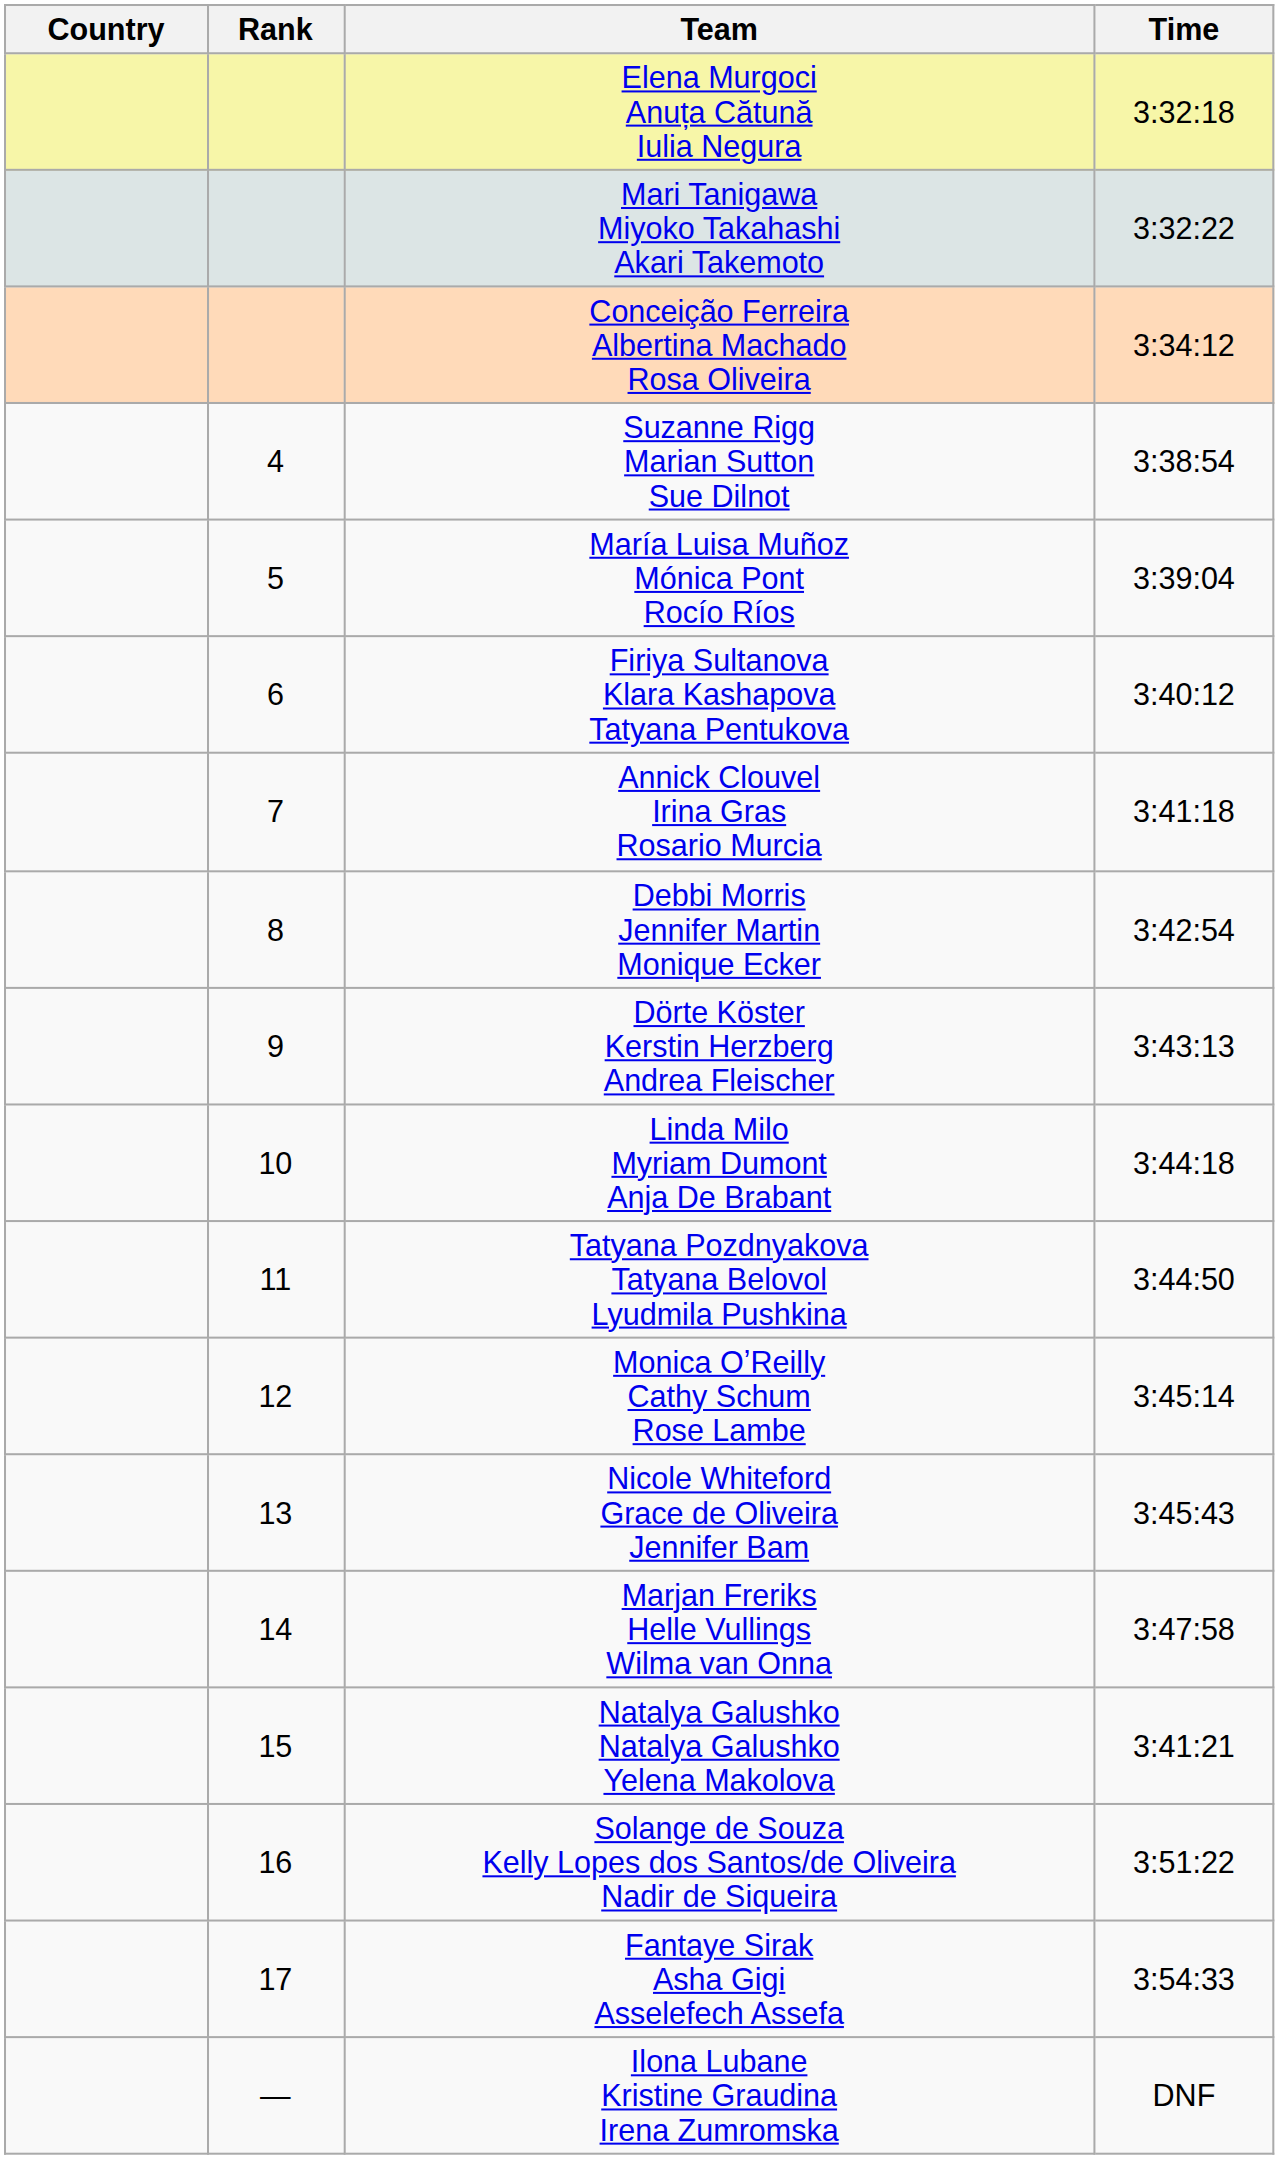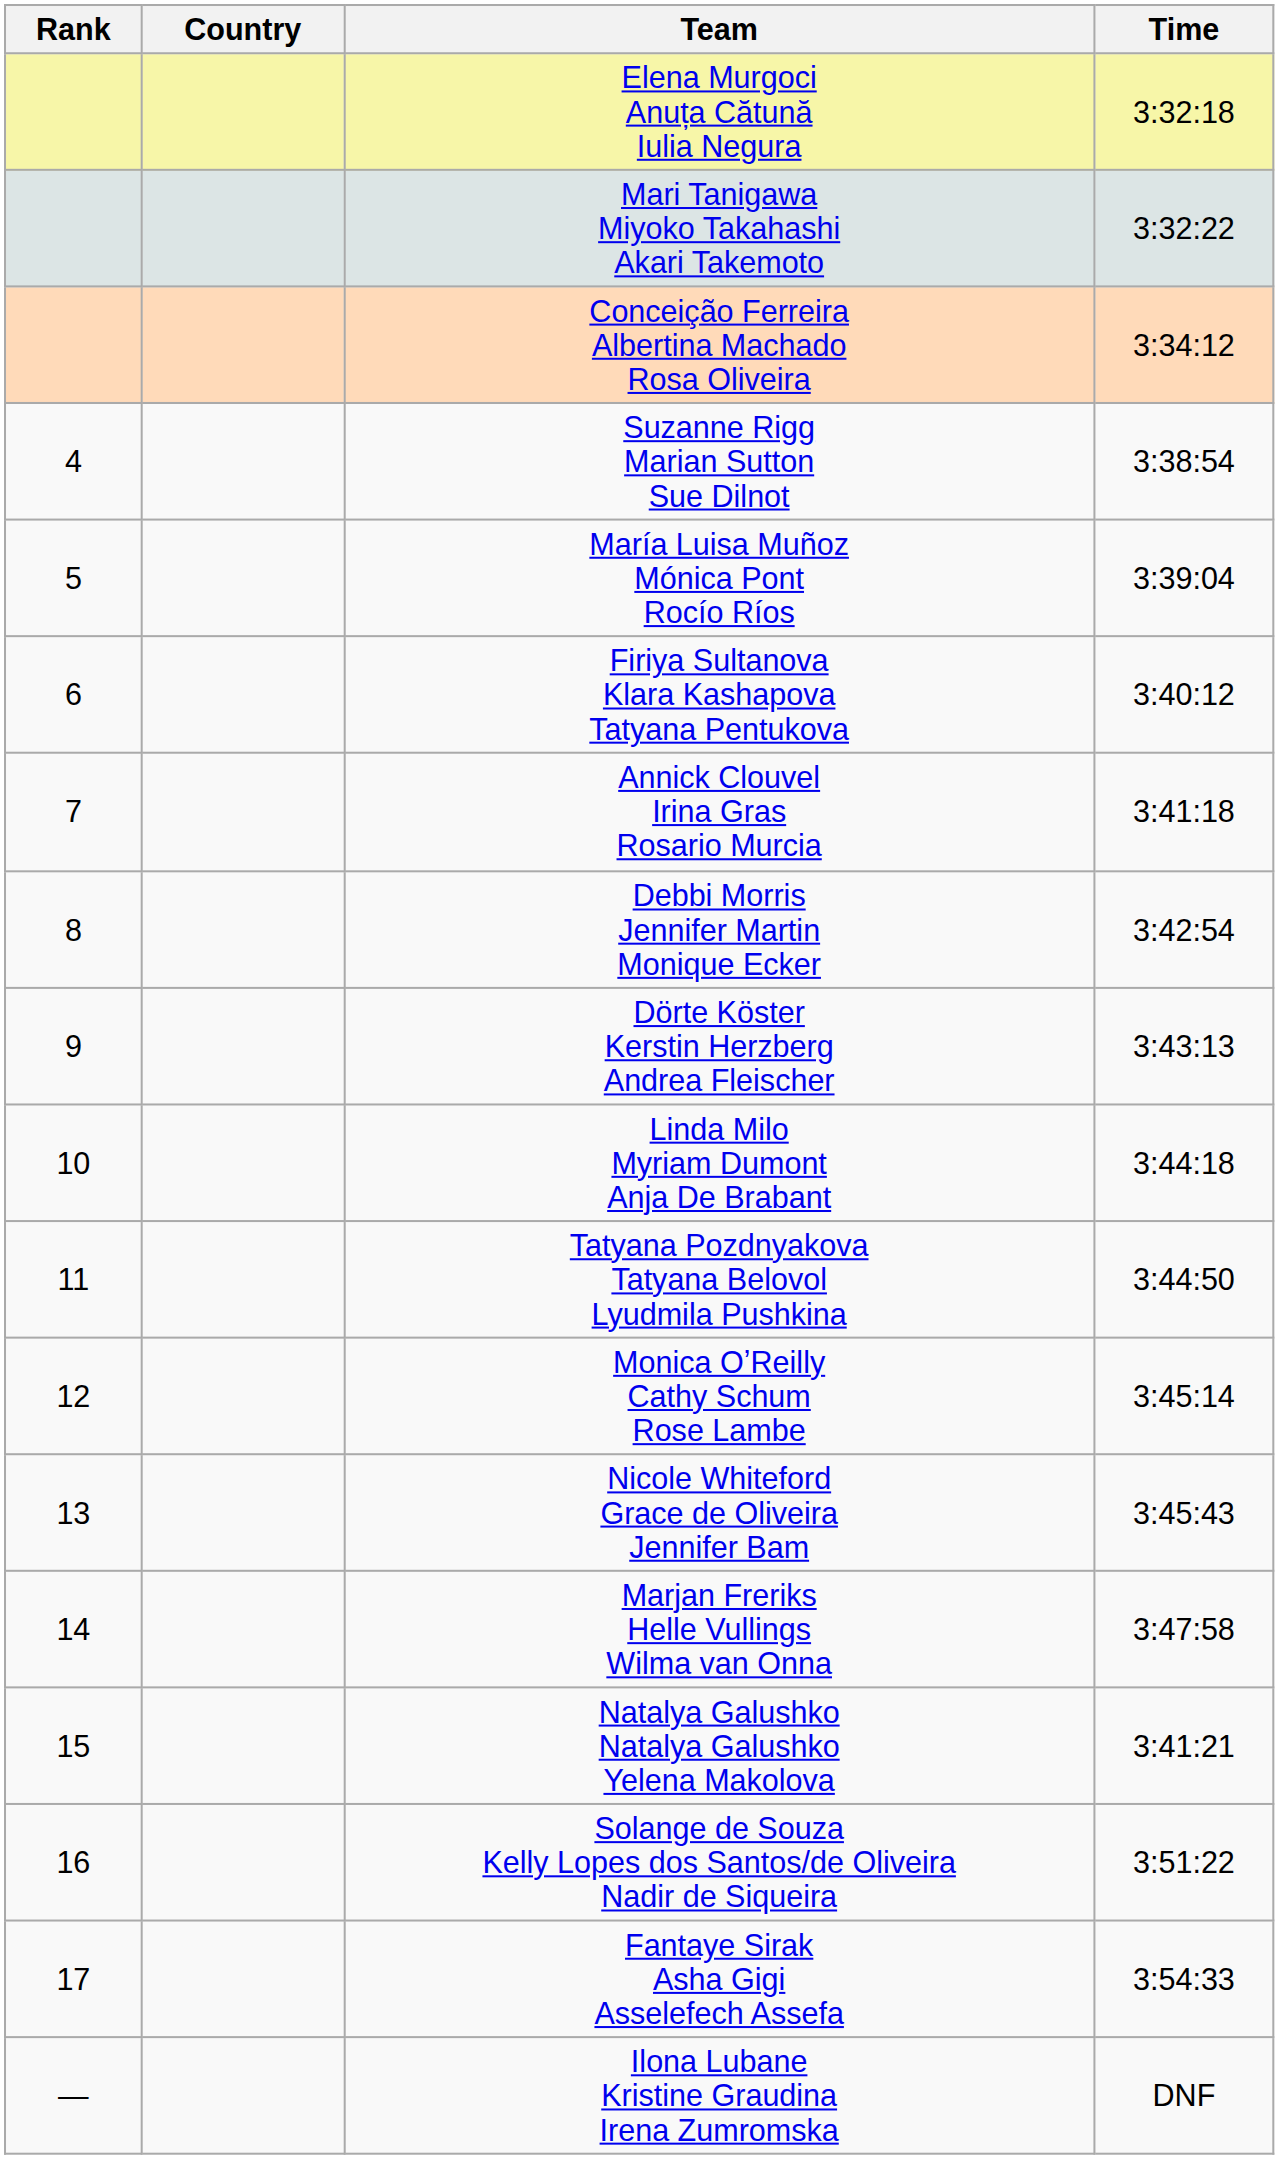columns swapped: (275, 29) <-> (106, 29)
